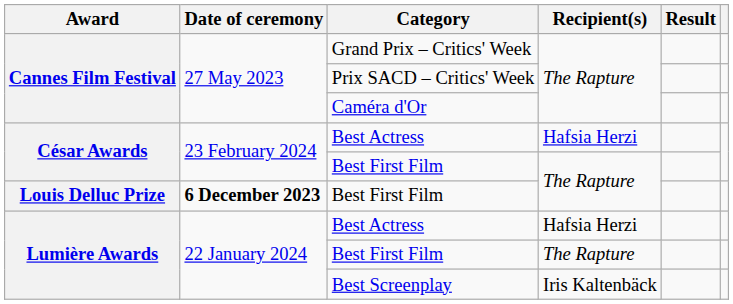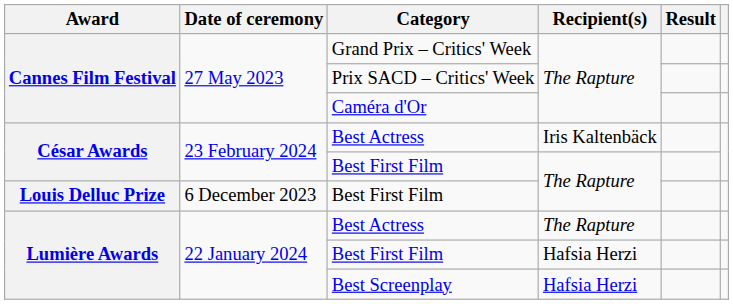(590, 136) Hafsia Herzi -> (600, 136) Iris Kaltenbäck
(252, 195) bold -> (250, 195) normal
(590, 225) Hafsia Herzi -> (589, 225) The Rapture
(589, 254) The Rapture -> (590, 254) Hafsia Herzi
(600, 284) Iris Kaltenbäck -> (590, 284) Hafsia Herzi
